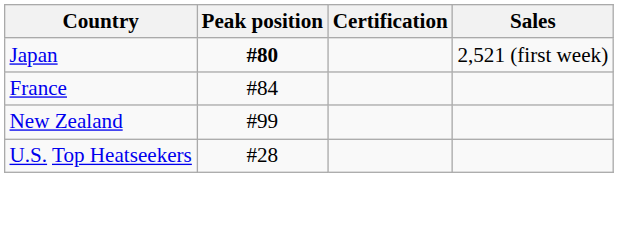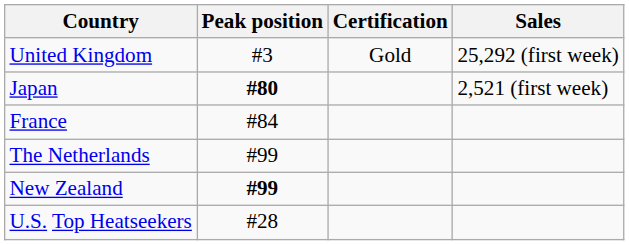+ row: (81, 54)
+ row: (80, 155)
(262, 121) normal -> (262, 188) bold
